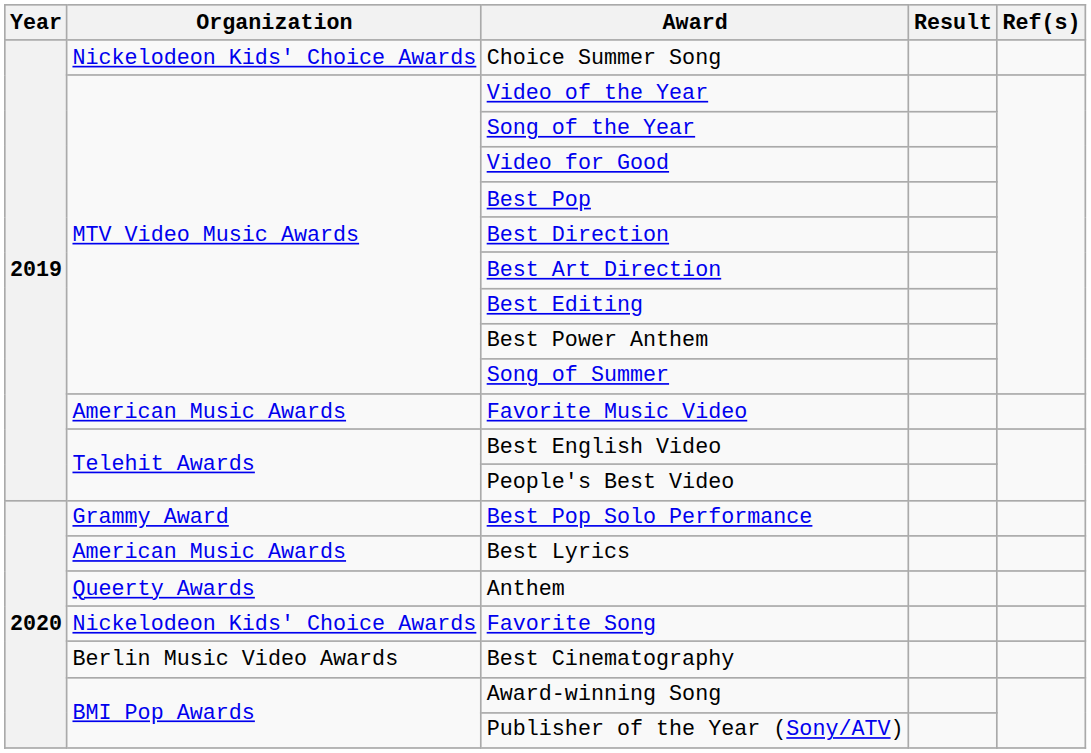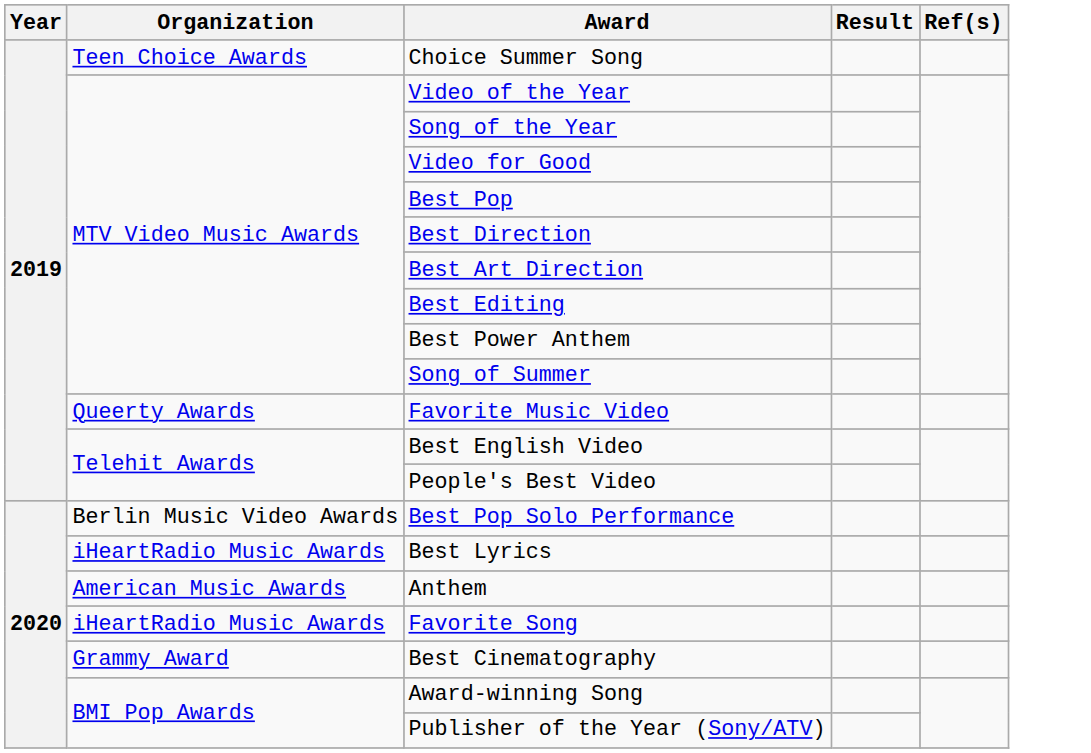(274, 58) Nickelodeon Kids' Choice Awards -> (190, 58) Teen Choice Awards
(209, 412) American Music Awards -> (164, 412) Queerty Awards
(151, 518) Grammy Award -> (235, 518) Berlin Music Video Awards
(209, 553) American Music Awards -> (229, 553) iHeartRadio Music Awards
(164, 589) Queerty Awards -> (209, 589) American Music Awards
(274, 624) Nickelodeon Kids' Choice Awards -> (229, 624) iHeartRadio Music Awards
(235, 659) Berlin Music Video Awards -> (151, 659) Grammy Award
